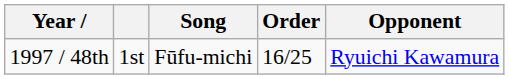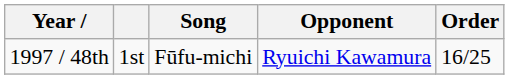columns swapped: (291, 21) <-> (415, 21)
